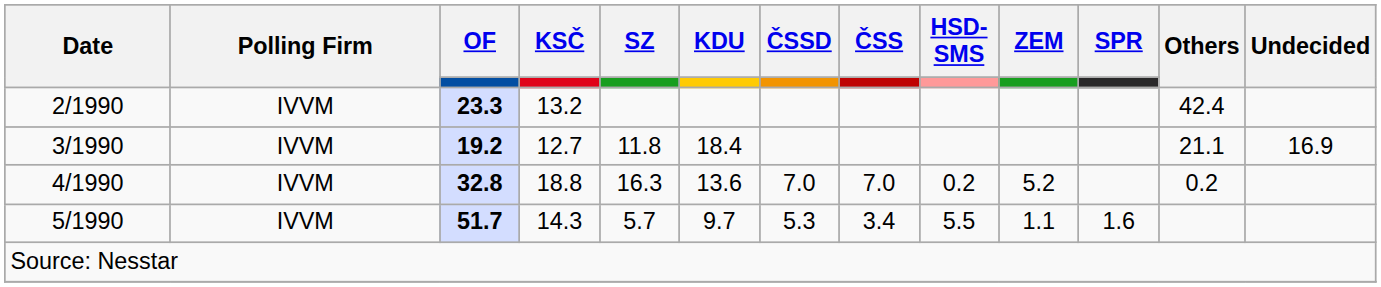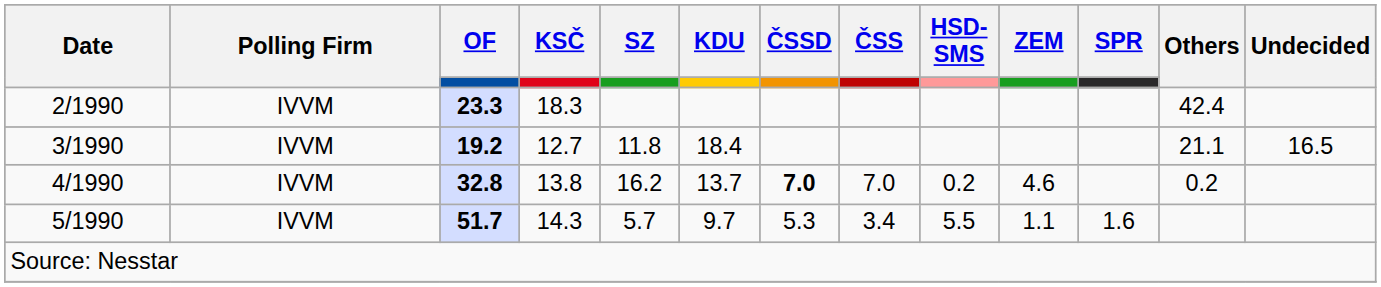(560, 106) 13.2 -> (560, 106) 18.3
(1310, 145) 16.9 -> (1310, 145) 16.5
(560, 183) 18.8 -> (560, 183) 13.8
(639, 183) 16.3 -> (639, 183) 16.2
(719, 183) 13.6 -> (719, 183) 13.7
(799, 183) normal -> (799, 183) bold
(1039, 183) 5.2 -> (1039, 183) 4.6
